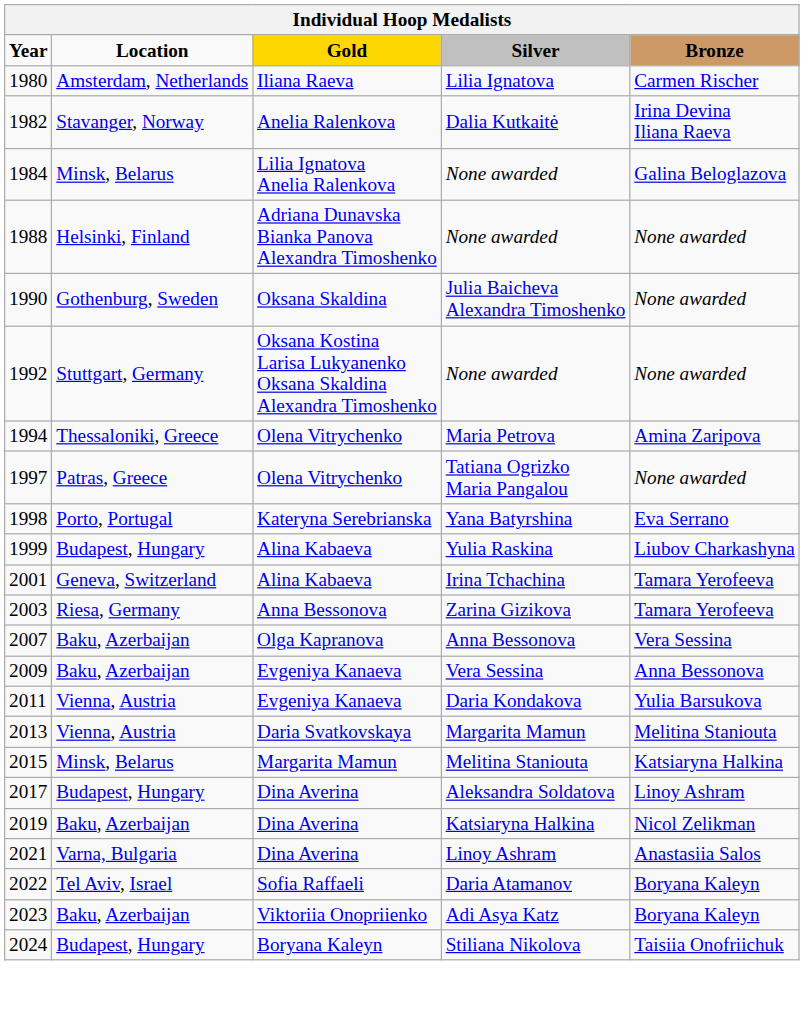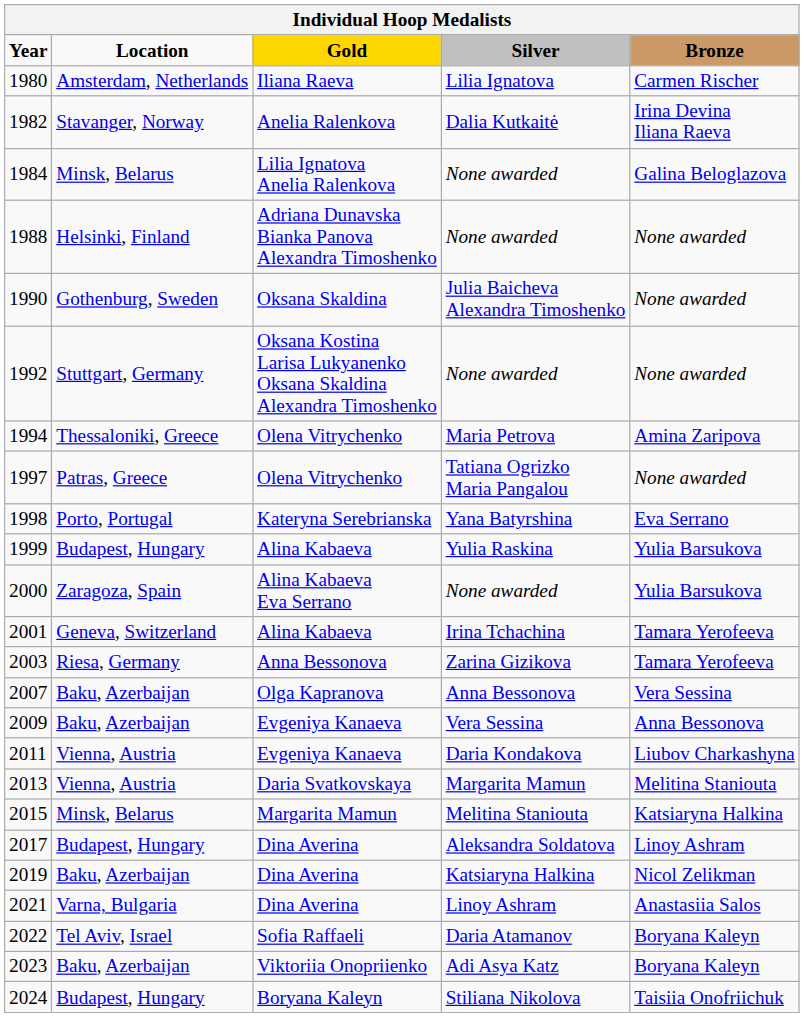(715, 549) Liubov Charkashyna -> (698, 549) Yulia Barsukova
+ row: (28, 590)
(698, 701) Yulia Barsukova -> (715, 753) Liubov Charkashyna
